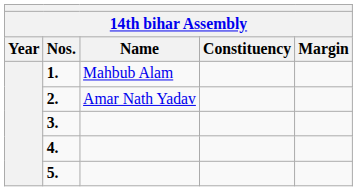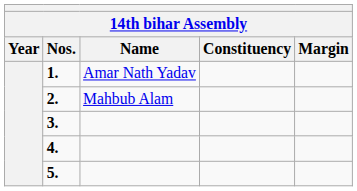(128, 73) Mahbub Alam -> (139, 73) Amar Nath Yadav
(139, 98) Amar Nath Yadav -> (128, 98) Mahbub Alam
